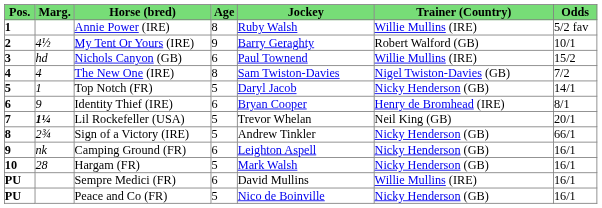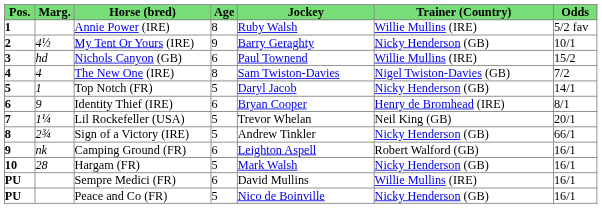(427, 42) Robert Walford (GB) -> (432, 42) Nicky Henderson (GB)
(43, 119) bold -> (43, 119) normal
(432, 149) Nicky Henderson (GB) -> (427, 149) Robert Walford (GB)
